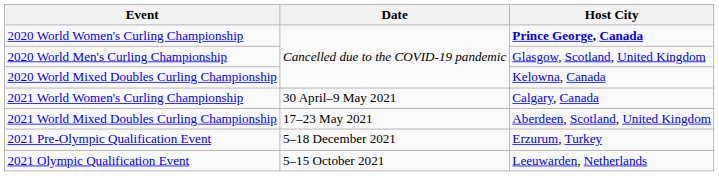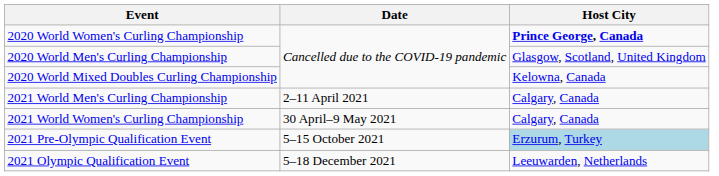+ row: (117, 98)
- row: (142, 118)
(339, 139) 5–18 December 2021 -> (334, 139) 5–15 October 2021
(557, 139) no background -> (557, 139) lightblue background
(334, 160) 5–15 October 2021 -> (339, 160) 5–18 December 2021
